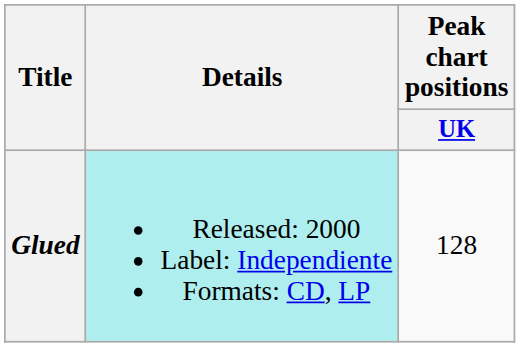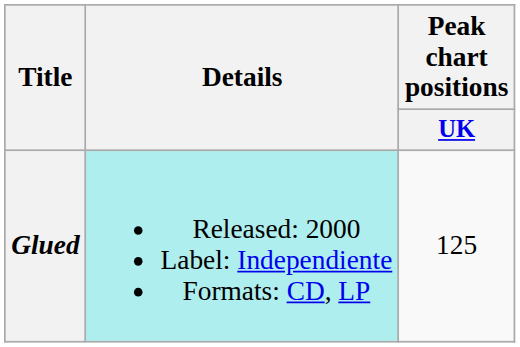(457, 245) 128 -> (457, 245) 125
